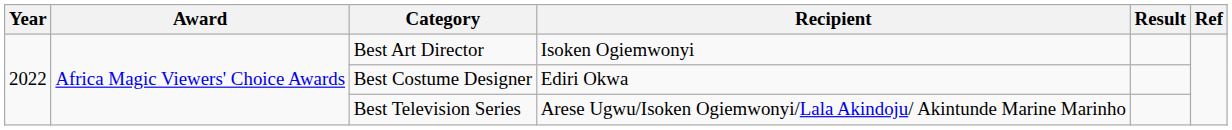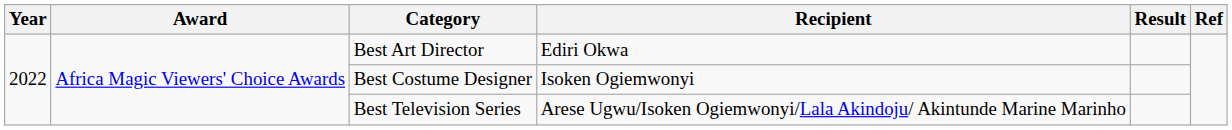(618, 49) Isoken Ogiemwonyi -> (584, 49) Ediri Okwa
(584, 79) Ediri Okwa -> (618, 79) Isoken Ogiemwonyi
